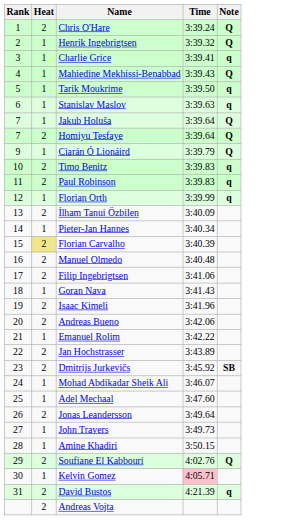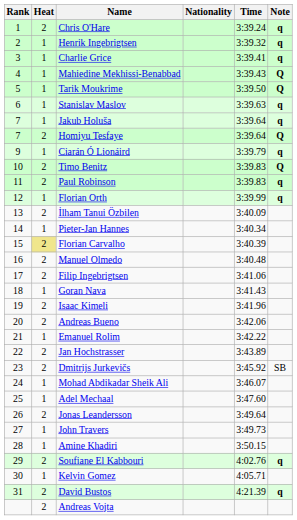+ column: (208, 12)
(229, 27) Q -> (280, 27) q
(229, 43) Q -> (280, 43) q
(229, 89) q -> (280, 89) Q
(229, 120) Q -> (280, 120) q
(229, 151) Q -> (280, 151) q
(229, 167) q -> (280, 167) Q
(229, 368) bold -> (280, 368) normal
(229, 461) Q -> (280, 461) q
(200, 476) pink background -> (251, 476) no background
